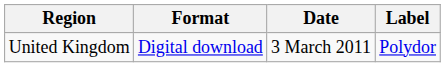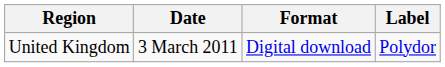columns swapped: (321, 18) <-> (200, 18)
